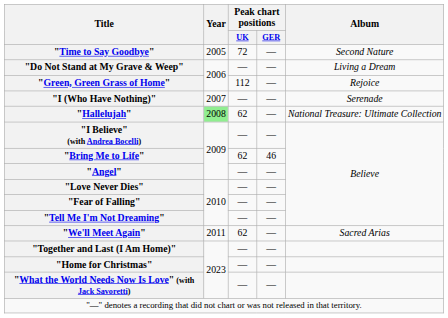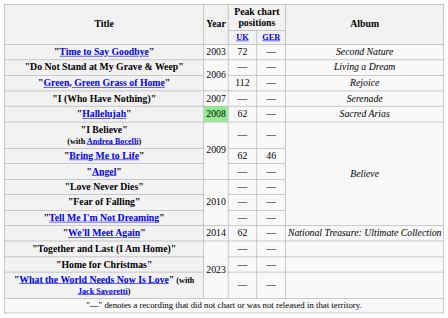(216, 52) 2005 -> (216, 52) 2003
(365, 114) National Treasure: Ultimate Collection -> (365, 114) Sacred Arias
(216, 233) 2011 -> (216, 233) 2014
(365, 233) Sacred Arias -> (365, 233) National Treasure: Ultimate Collection
